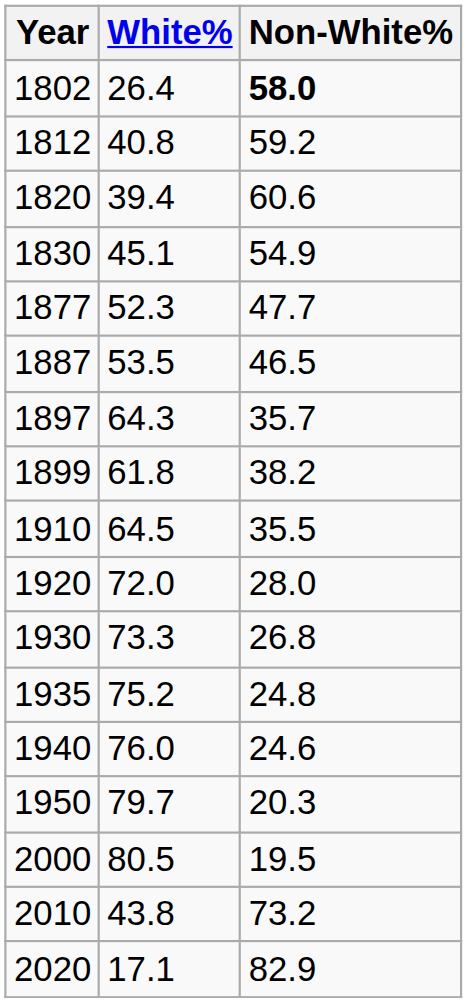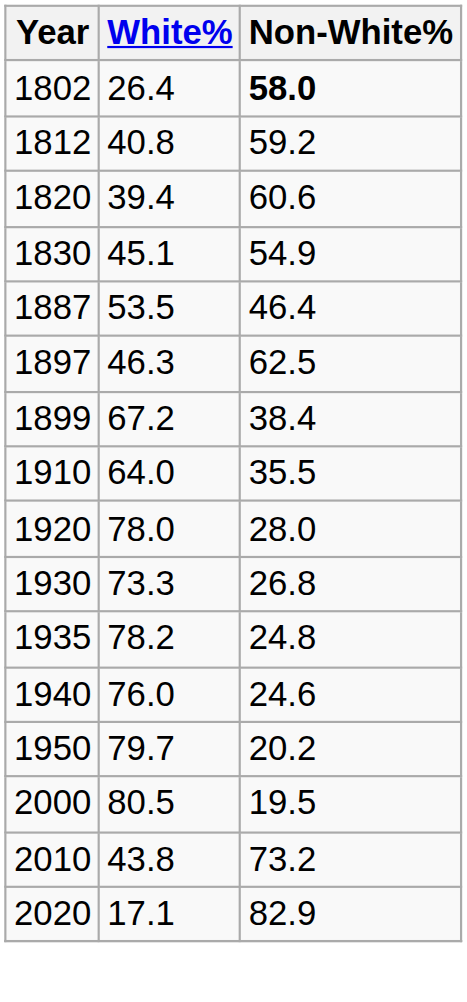- row: (53, 308)
(282, 363) 46.5 -> (282, 308) 46.4
(141, 418) 64.3 -> (141, 363) 46.3
(282, 418) 35.7 -> (282, 363) 62.5
(141, 473) 61.8 -> (141, 418) 67.2
(282, 473) 38.2 -> (282, 418) 38.4
(141, 528) 64.5 -> (141, 473) 64.0
(141, 583) 72.0 -> (141, 528) 78.0
(141, 693) 75.2 -> (141, 638) 78.2
(282, 803) 20.3 -> (282, 748) 20.2
